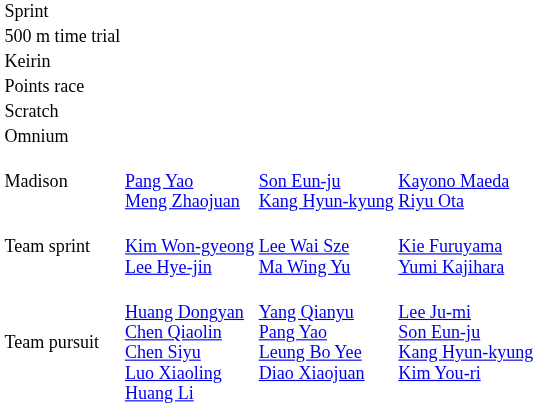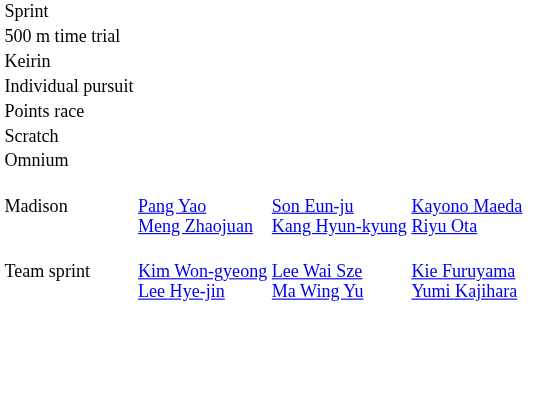+ row: (69, 86)
- row: (52, 342)
